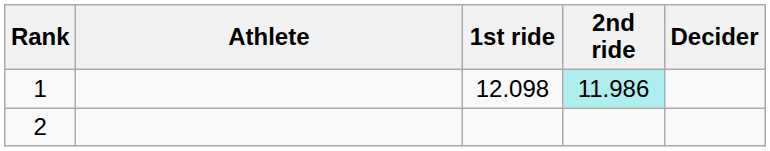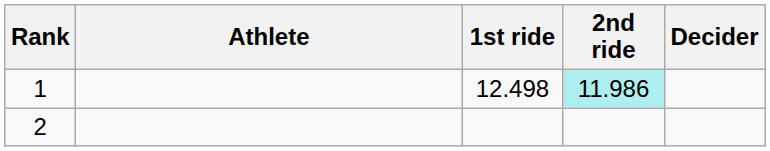(512, 88) 12.098 -> (512, 88) 12.498
